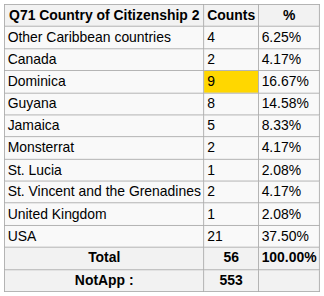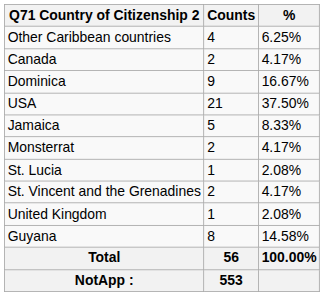(211, 81) gold background -> (211, 81) no background
rows swapped: (32, 103) <-> (22, 236)
